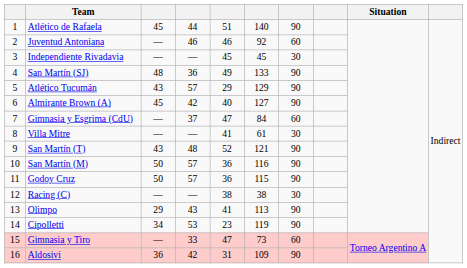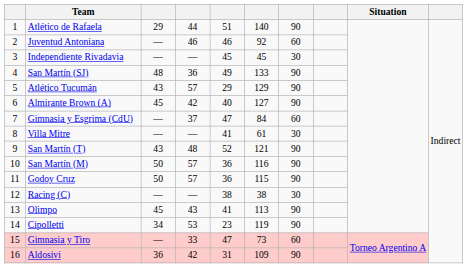(158, 27) 45 -> (158, 27) 29
(158, 210) 29 -> (158, 210) 45
